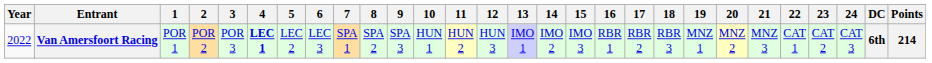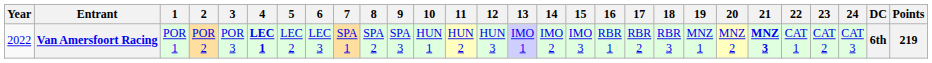(764, 40) normal -> (765, 40) bold
(907, 40) 214 -> (908, 40) 219
